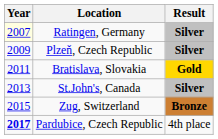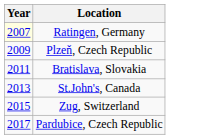- column: (189, 13)
(19, 124) bold -> (19, 124) normal
